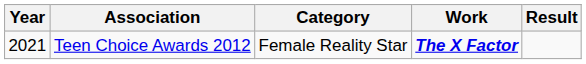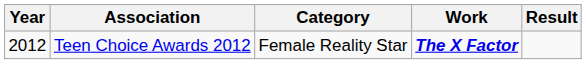(27, 44) 2021 -> (27, 44) 2012
